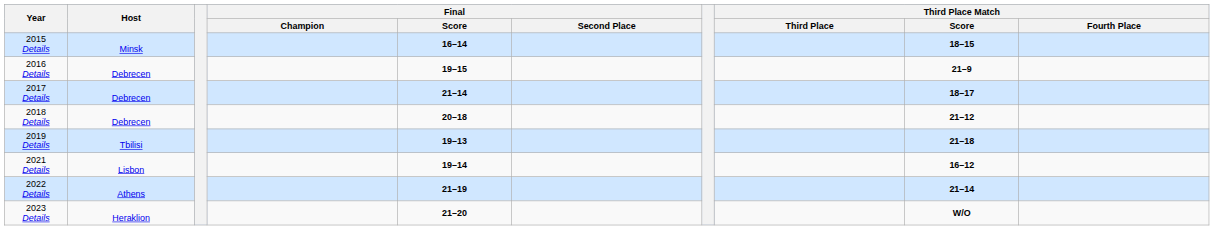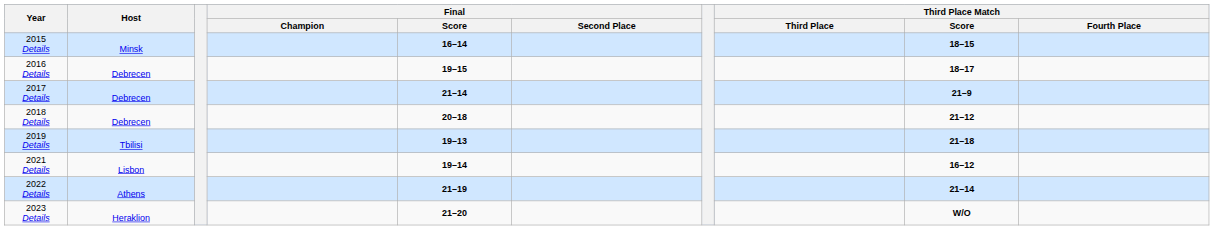(962, 69) 21–9 -> (962, 69) 18–17
(962, 93) 18–17 -> (962, 93) 21–9
